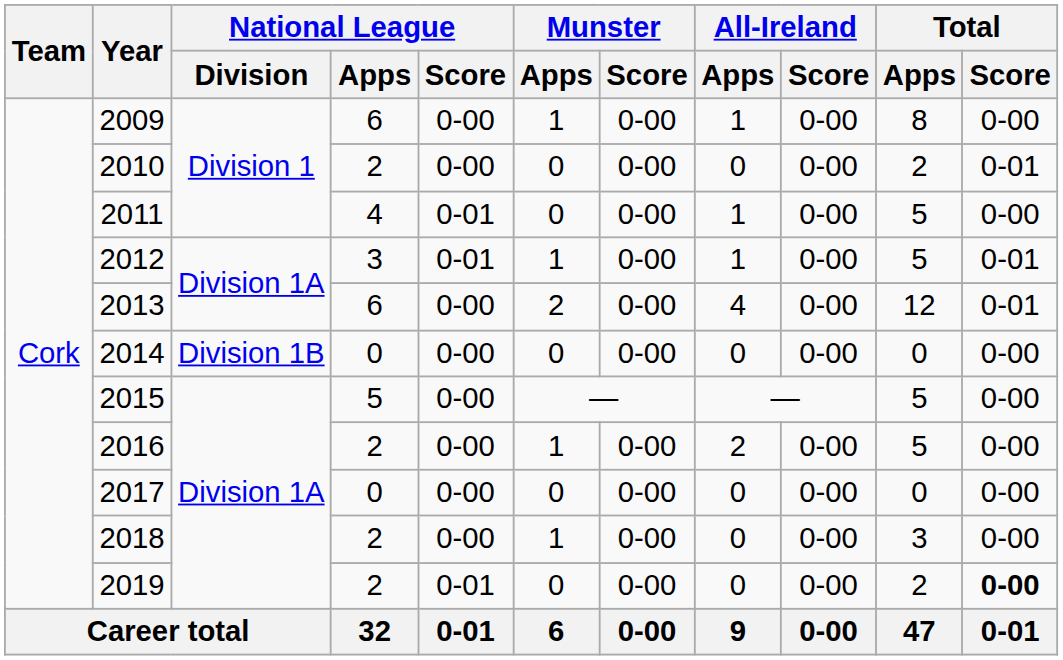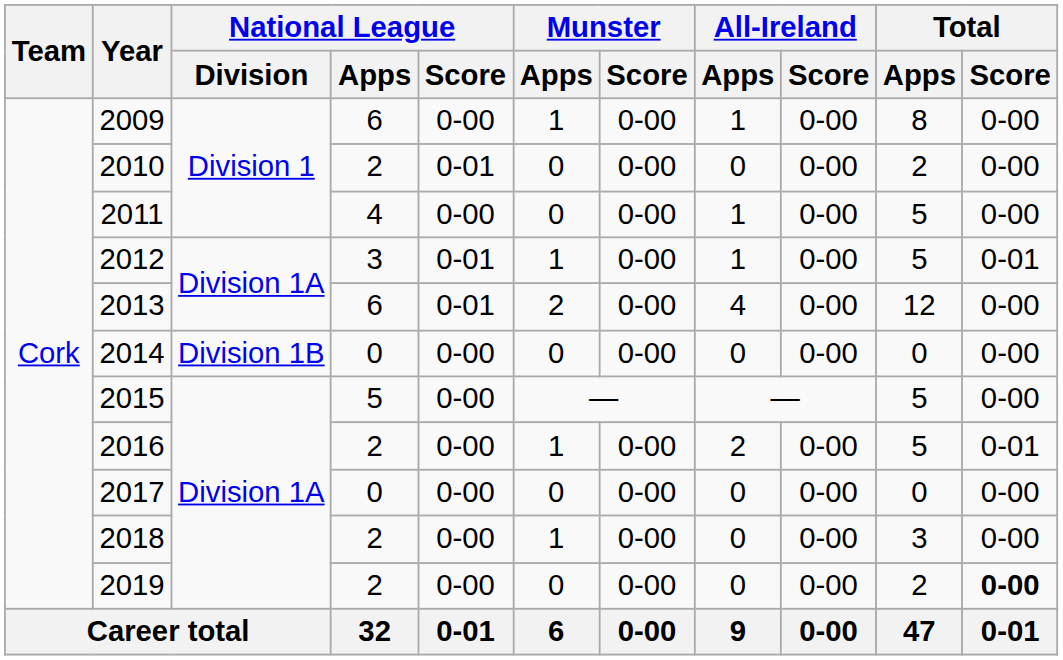(465, 167) 0-00 -> (465, 167) 0-01
(1010, 167) 0-01 -> (1010, 167) 0-00
(465, 213) 0-01 -> (465, 213) 0-00
(465, 306) 0-00 -> (465, 306) 0-01
(1010, 306) 0-01 -> (1010, 306) 0-00
(1010, 445) 0-00 -> (1010, 445) 0-01
(465, 584) 0-01 -> (465, 584) 0-00
